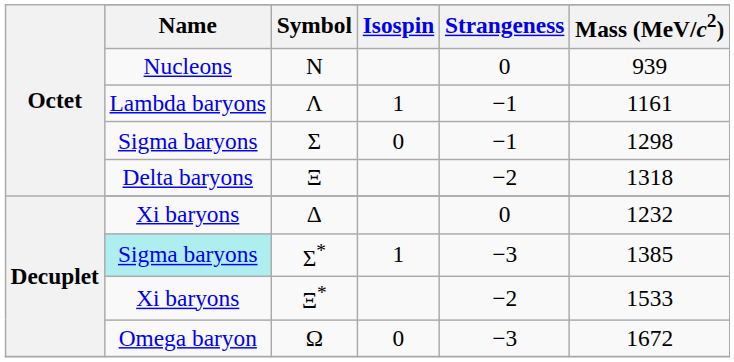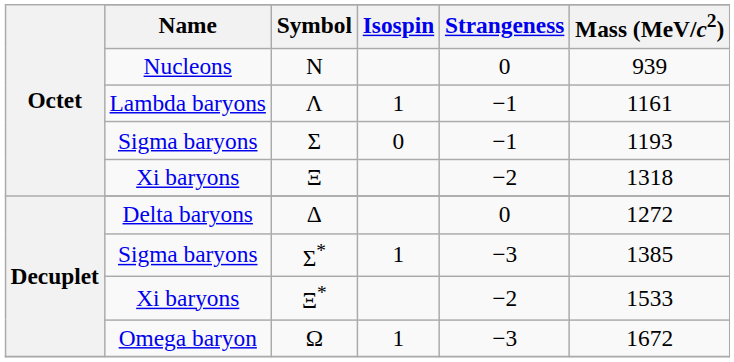(650, 140) 1298 -> (650, 140) 1193
(188, 177) Delta baryons -> (188, 177) Xi baryons
(188, 214) Xi baryons -> (188, 214) Delta baryons
(650, 214) 1232 -> (650, 214) 1272
(188, 254) paleturquoise background -> (188, 254) no background
(398, 338) 0 -> (398, 338) 1
